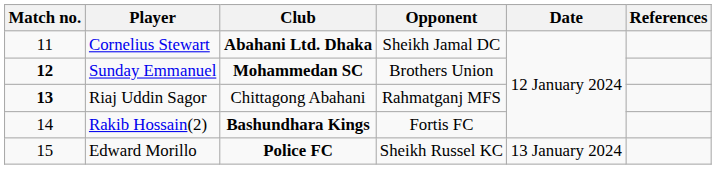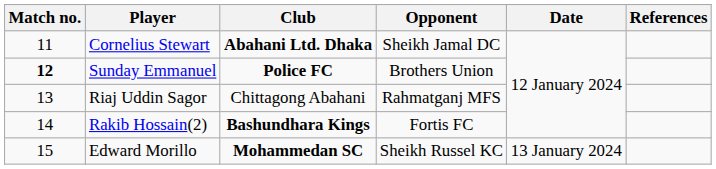(298, 71) Mohammedan SC -> (298, 71) Police FC
(45, 97) bold -> (45, 97) normal
(298, 151) Police FC -> (298, 151) Mohammedan SC
